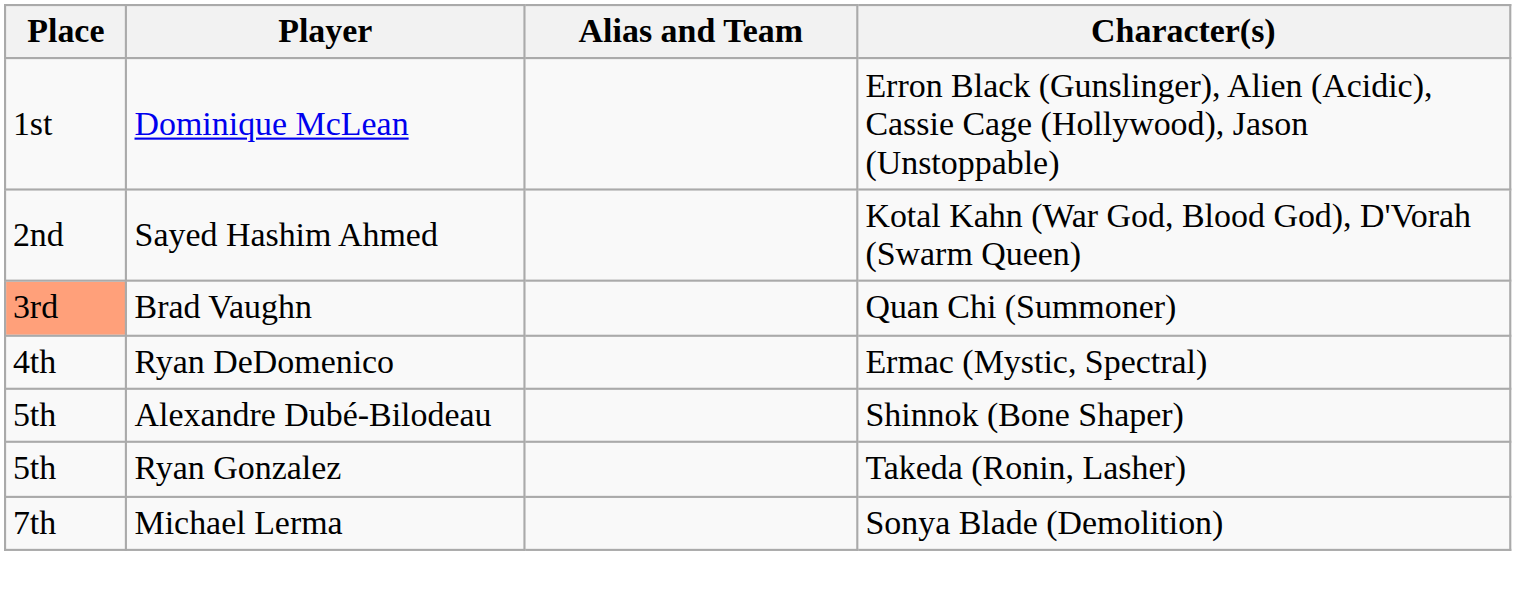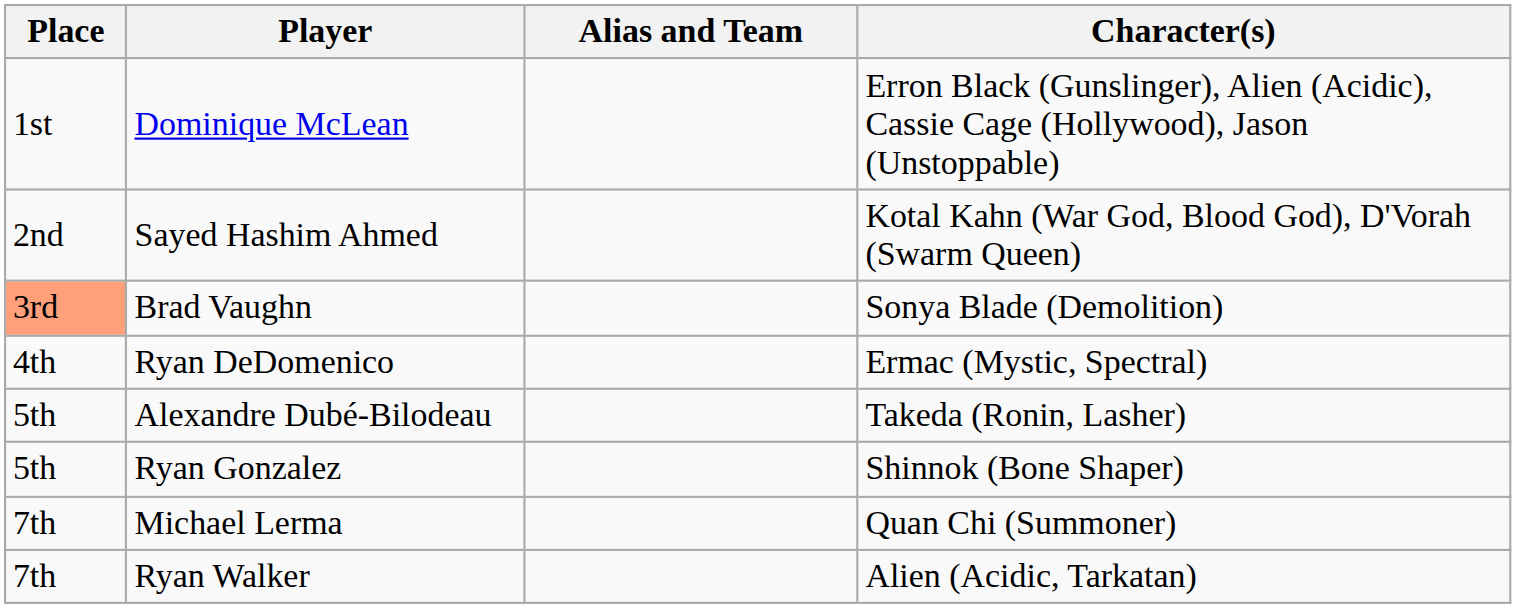(1021, 307) Quan Chi (Summoner) -> (1044, 307) Sonya Blade (Demolition)
(1025, 414) Shinnok (Bone Shaper) -> (1026, 414) Takeda (Ronin, Lasher)
(1026, 468) Takeda (Ronin, Lasher) -> (1025, 468) Shinnok (Bone Shaper)
(1044, 522) Sonya Blade (Demolition) -> (1021, 522) Quan Chi (Summoner)
+ row: (222, 576)
